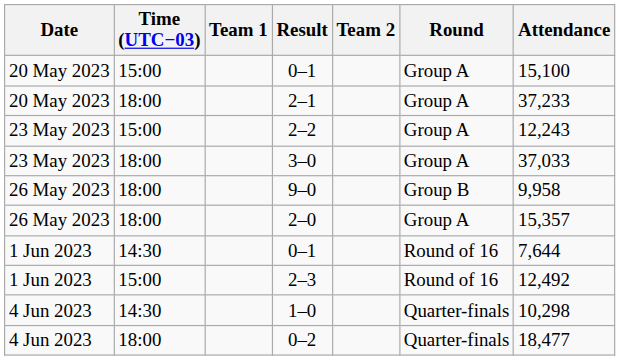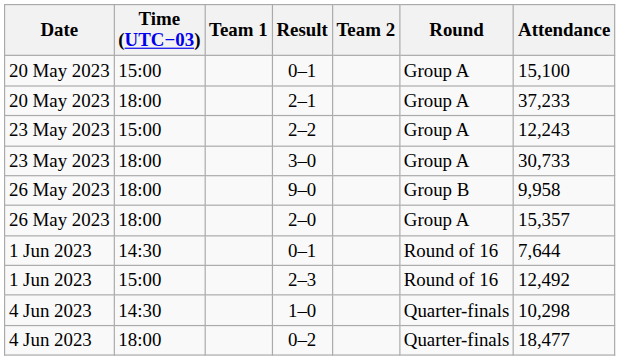(544, 160) 37,033 -> (544, 160) 30,733
